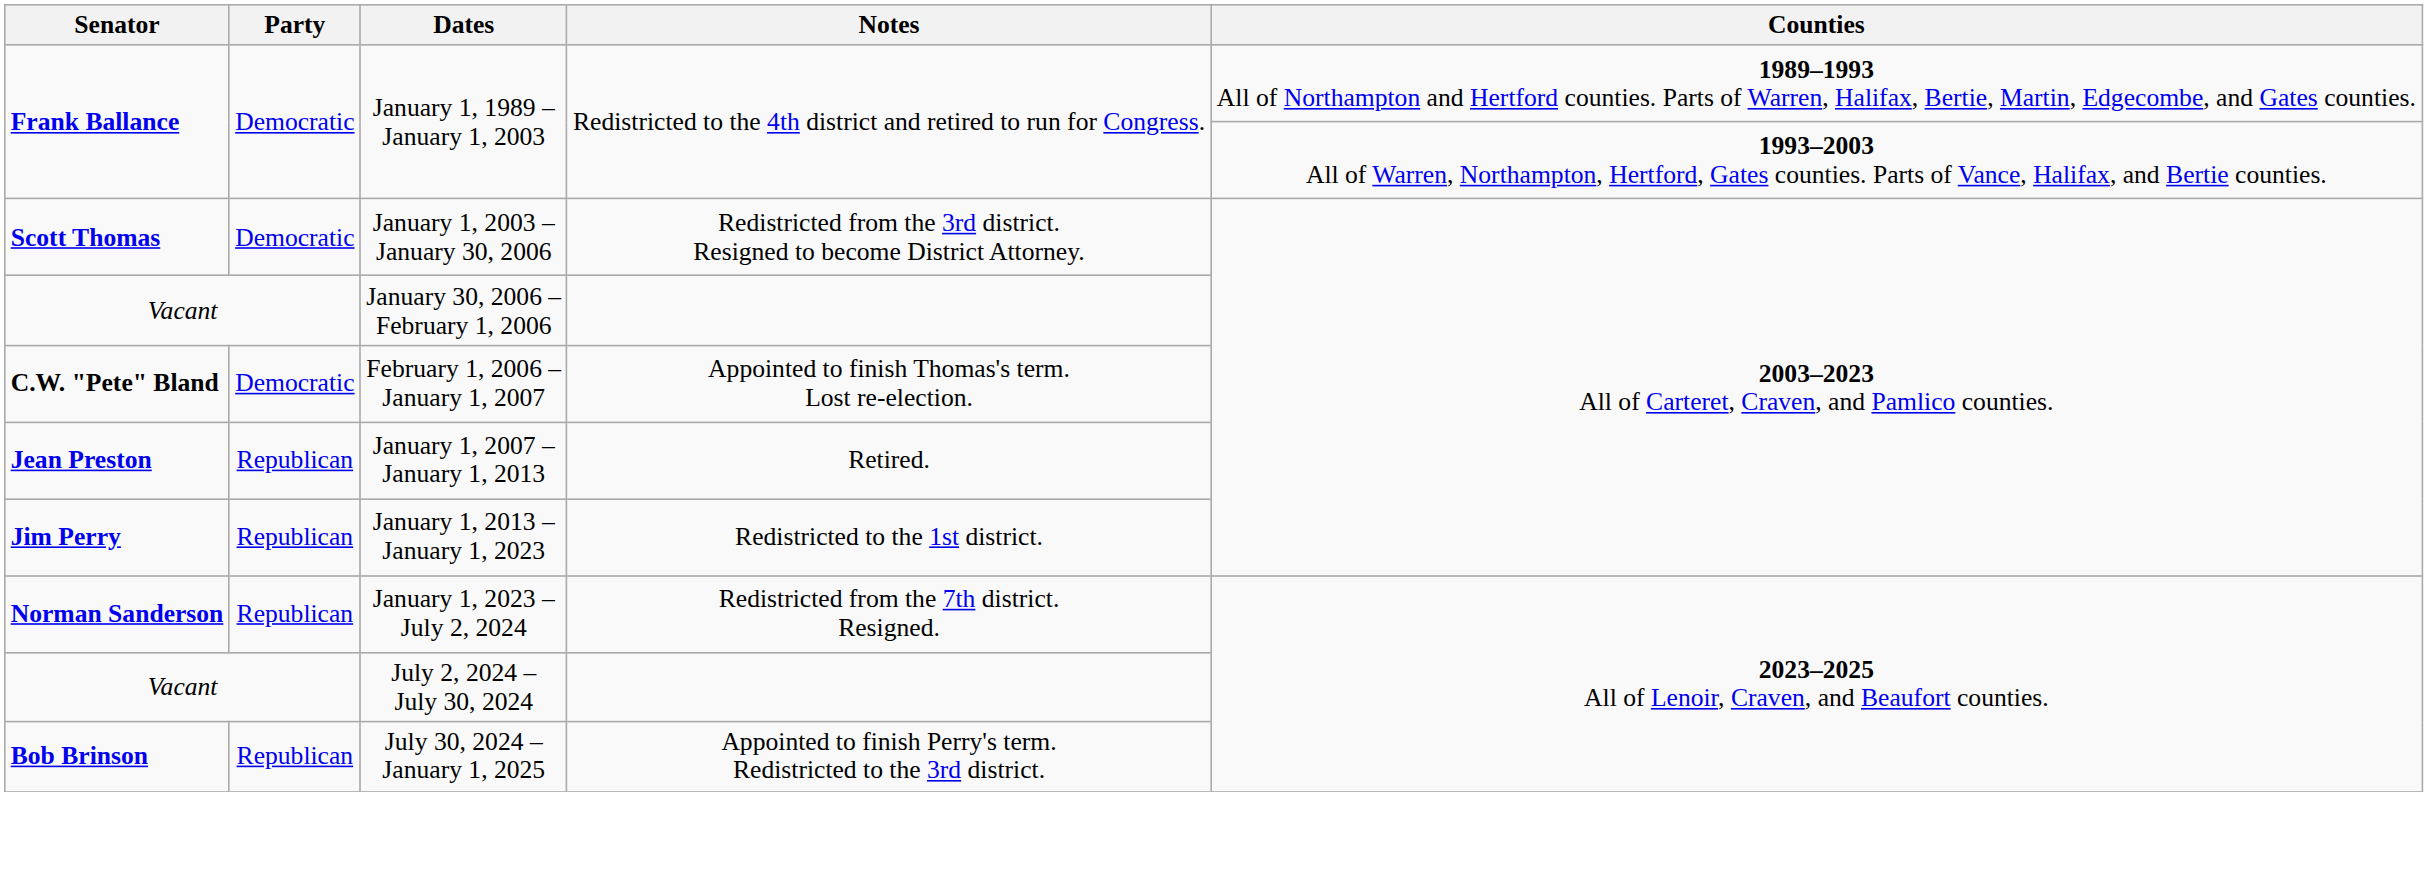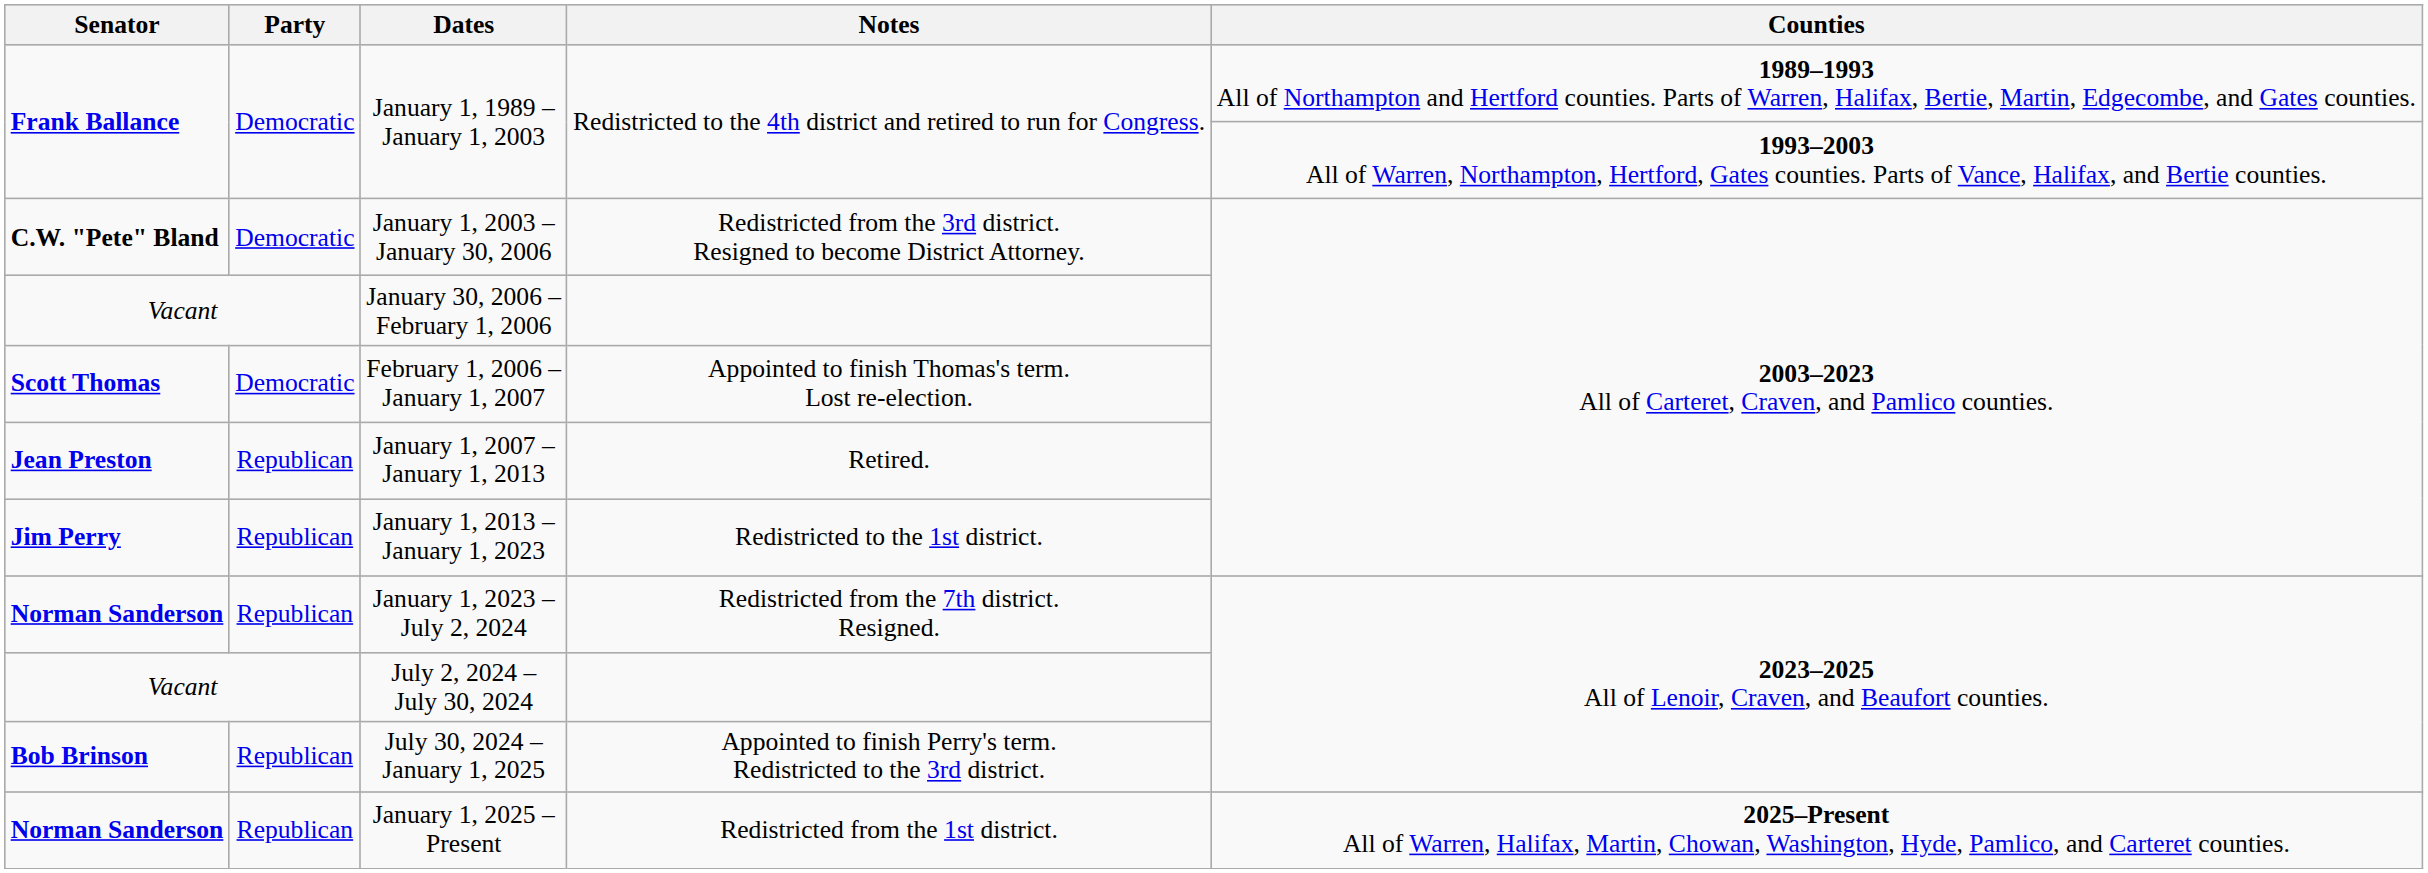(86, 237) Scott Thomas -> (115, 237) C.W. "Pete" Bland
(115, 383) C.W. "Pete" Bland -> (86, 383) Scott Thomas
+ row: (464, 829)
